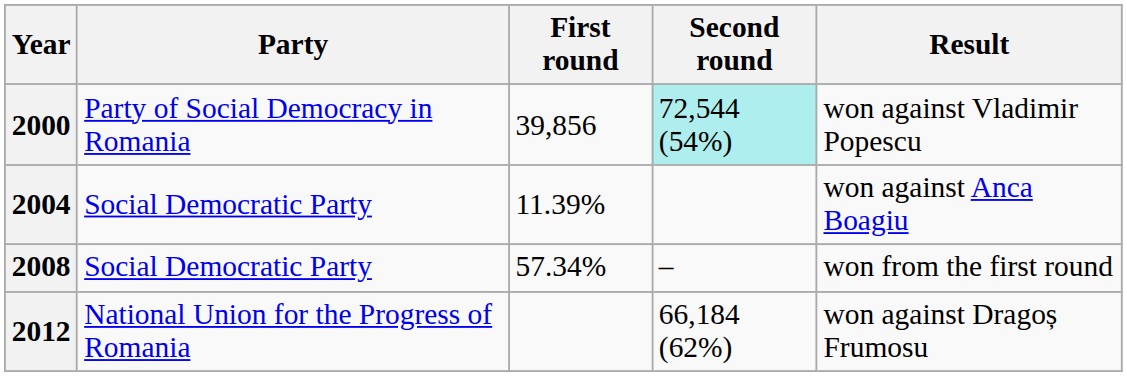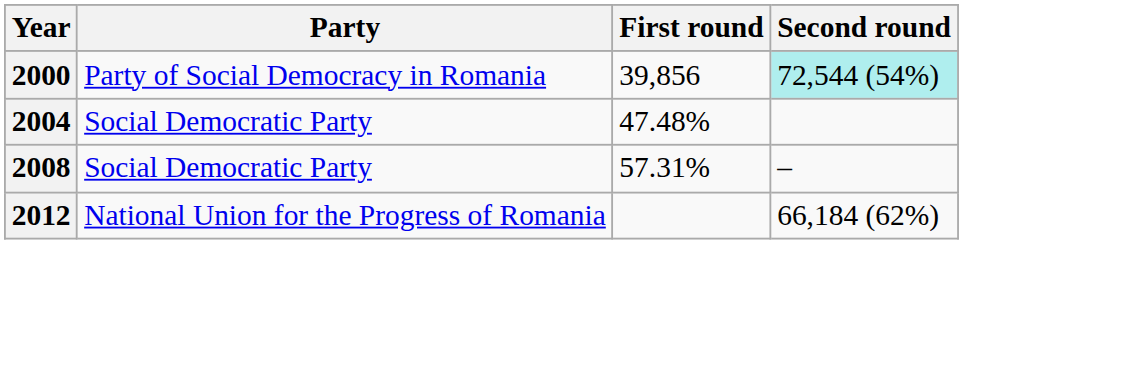- column: (969, 44)
(560, 204) 11.39% -> (665, 121) 47.48%
(561, 267) 57.34% -> (665, 167) 57.31%
